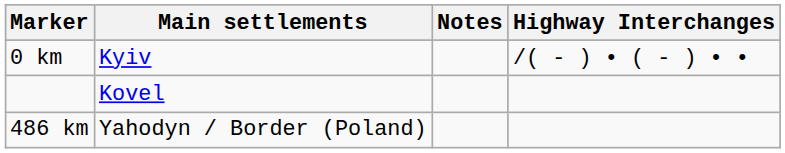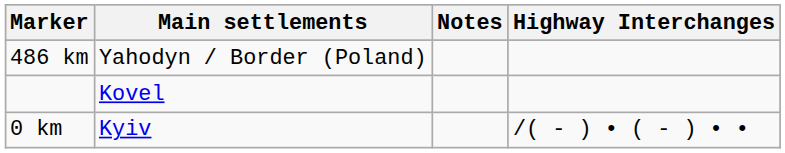rows swapped: (36, 58) <-> (49, 129)
